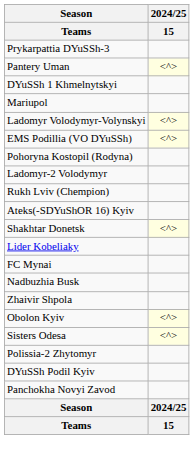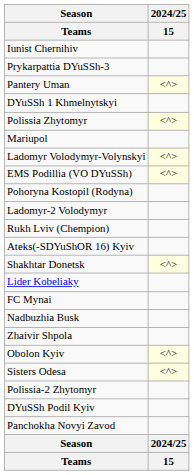+ row: (43, 49)
+ row: (47, 120)
